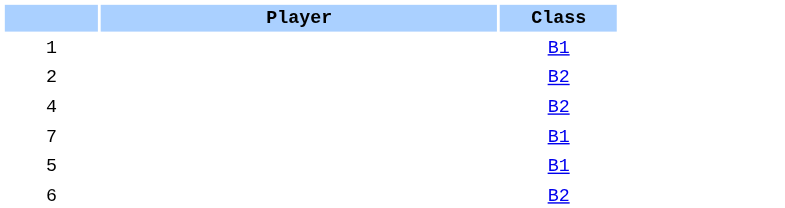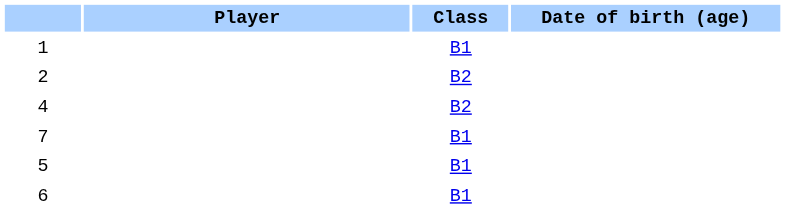+ column: (646, 18)
(559, 196) B2 -> (461, 196) B1
